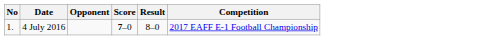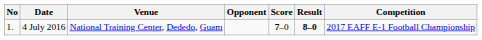+ column: (146, 11)
(153, 26) normal -> (310, 26) bold
